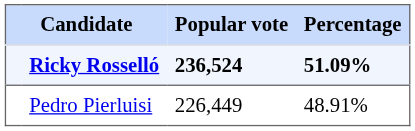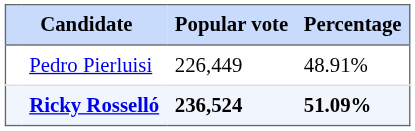rows swapped: (94, 64) <-> (91, 105)
